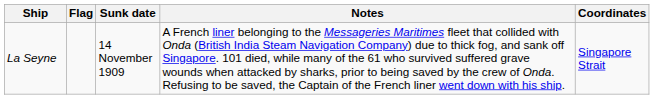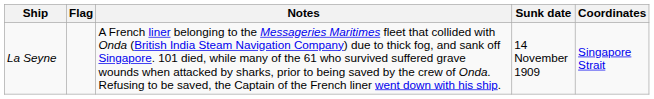columns swapped: (128, 13) <-> (368, 13)
